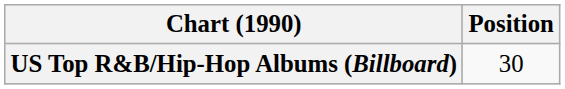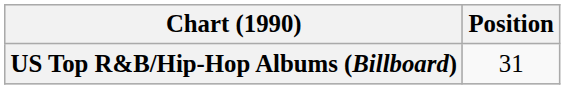(511, 63) 30 -> (511, 63) 31
